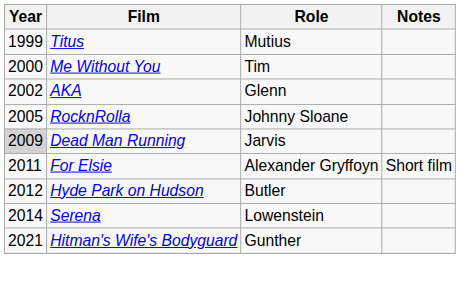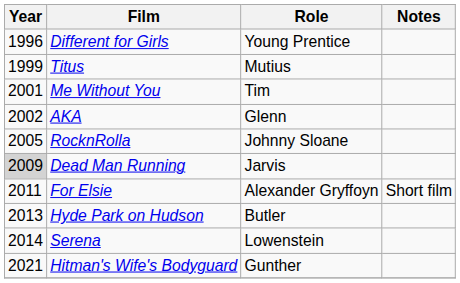+ row: (109, 41)
(26, 66) 2000 -> (26, 91) 2001
(26, 191) 2012 -> (26, 215) 2013
